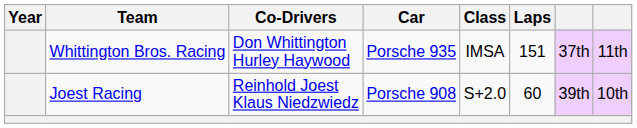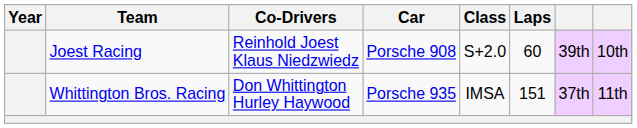rows swapped: (137, 52) <-> (96, 95)
